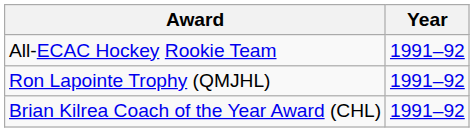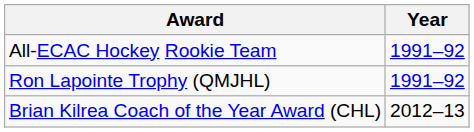(427, 111) 1991–92 -> (427, 111) 2012–13
